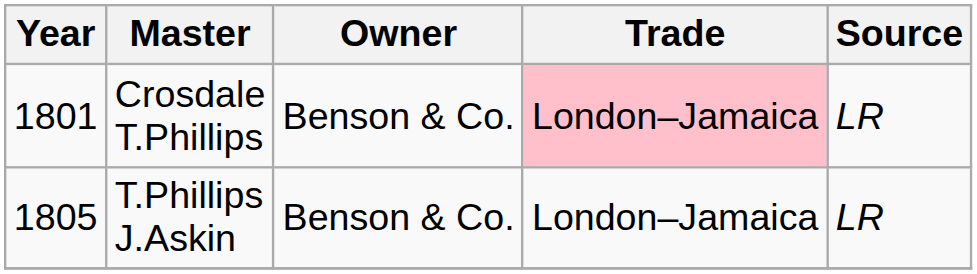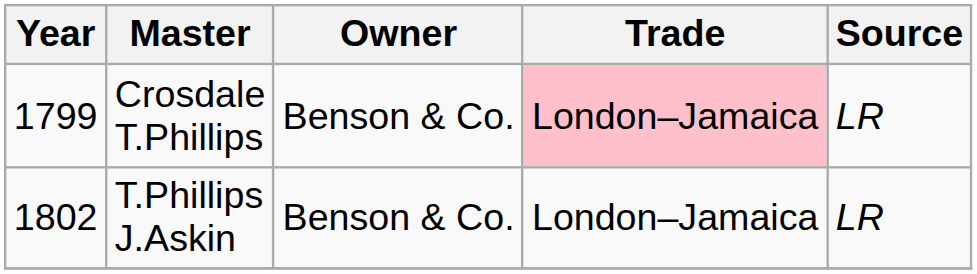(56, 115) 1801 -> (56, 115) 1799
(56, 217) 1805 -> (56, 217) 1802
